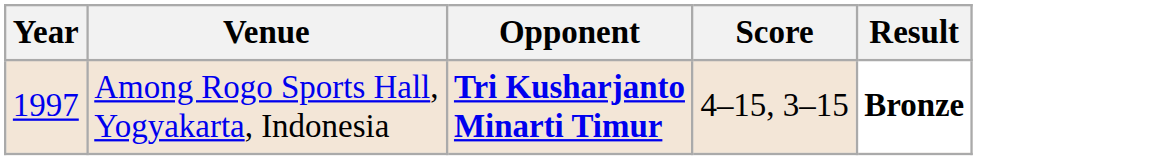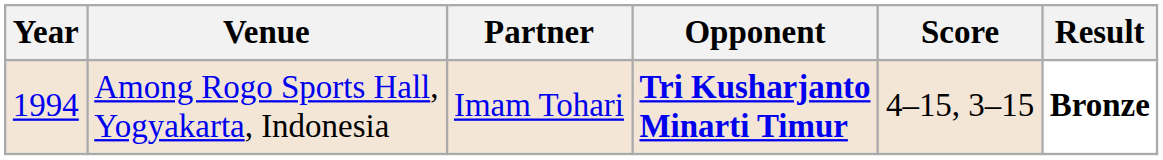+ column: (539, 32)
(46, 105) 1997 -> (46, 105) 1994
